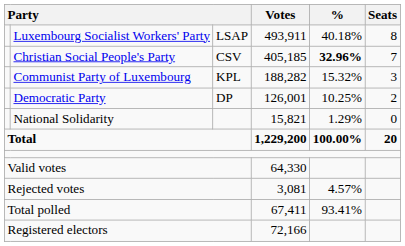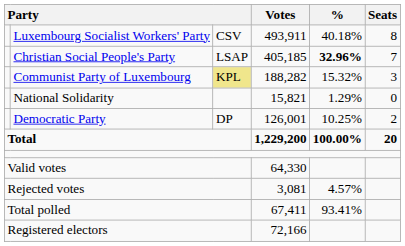(232, 35) LSAP -> (229, 35) CSV
(229, 56) CSV -> (232, 56) LSAP
(228, 77) no background -> (228, 77) khaki background
rows swapped: (60, 98) <-> (64, 118)
